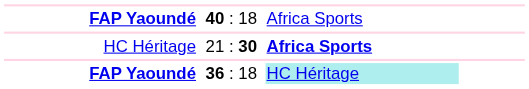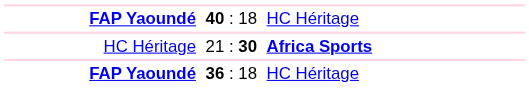(315, 18) Africa Sports -> (313, 18) HC Héritage
(313, 73) paleturquoise background -> (313, 73) no background
